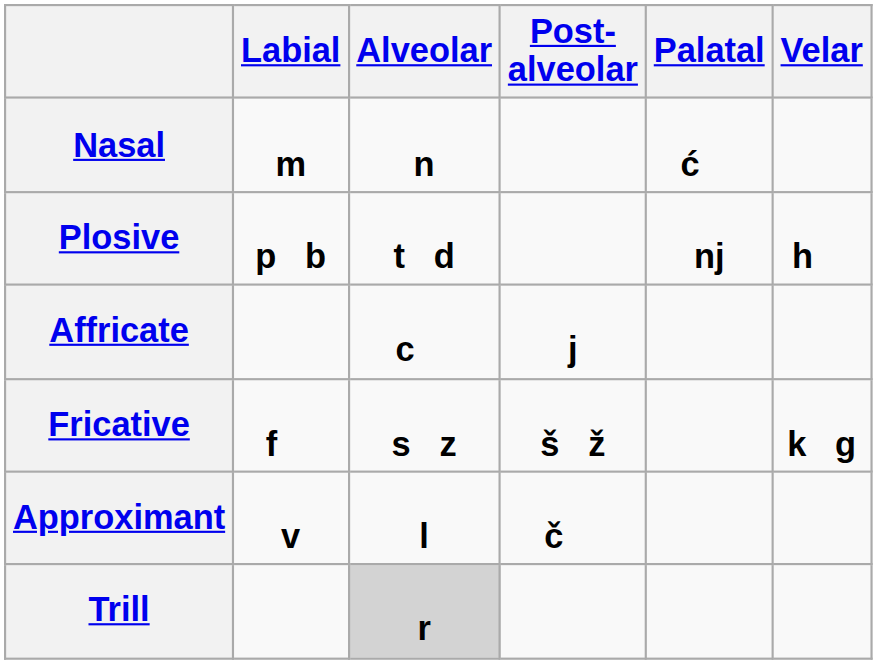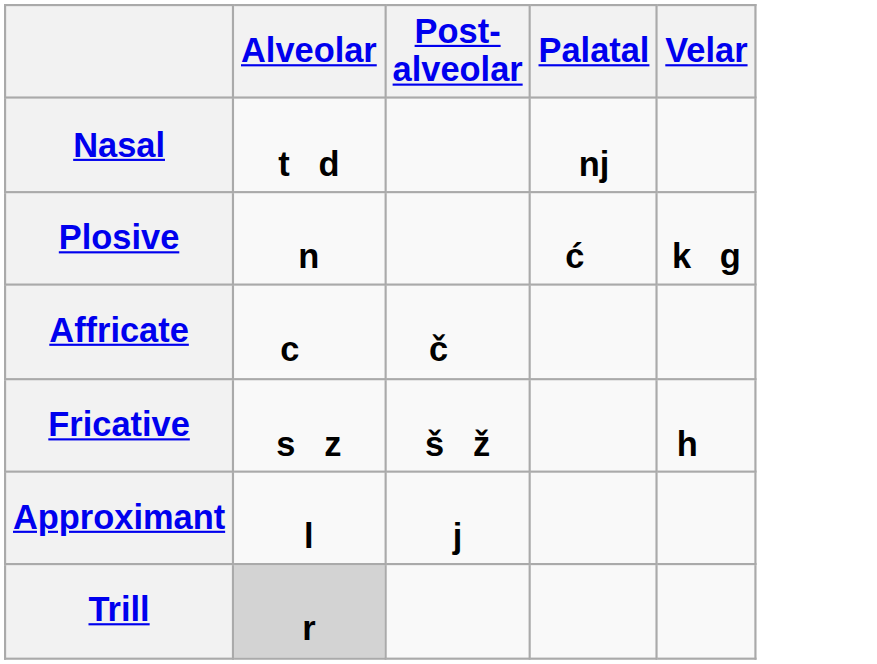- column: (291, 51)
(424, 163) n -> (309, 144) t d
(709, 144) ć -> (594, 163) nj
(424, 237) t d -> (309, 256) n
(709, 256) nj -> (594, 237) ć
(822, 237) h -> (706, 237) k g
(573, 350) j -> (458, 330) č
(822, 424) k g -> (706, 424) h
(573, 517) č -> (458, 536) j
